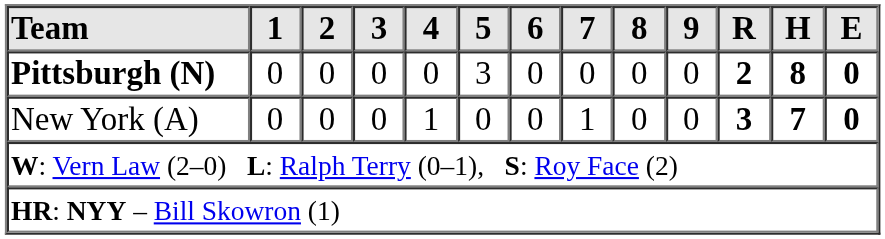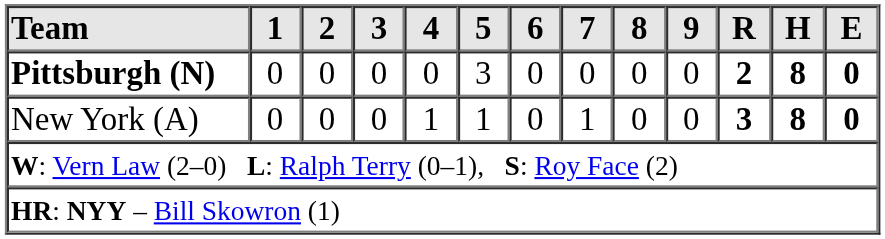(483, 118) 0 -> (483, 118) 1
(798, 118) 7 -> (798, 118) 8
